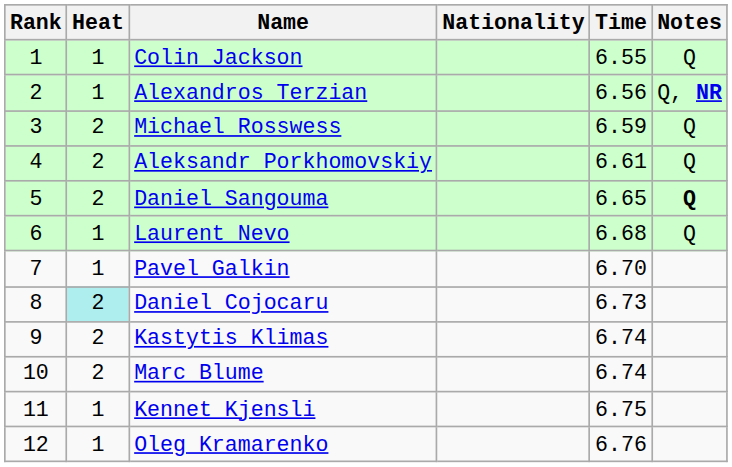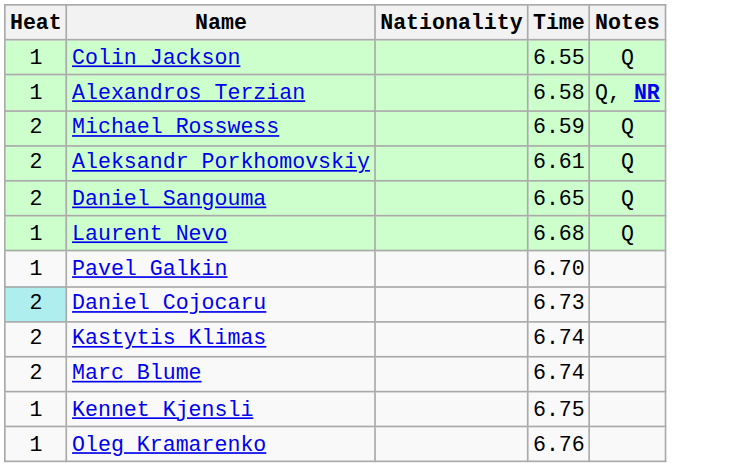- column: (36, 22)
(621, 93) 6.56 -> (559, 93) 6.58
(690, 198) bold -> (627, 198) normal
